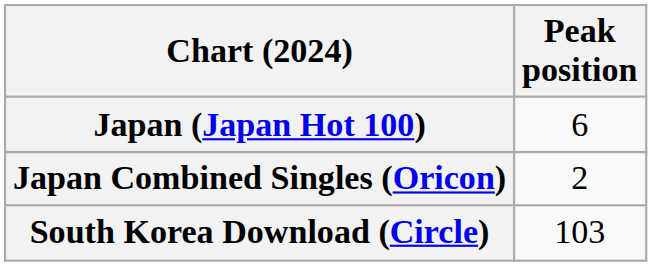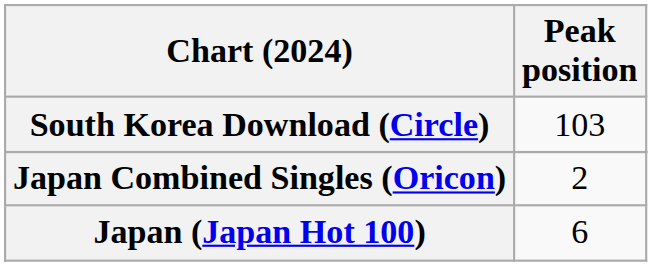rows swapped: (260, 123) <-> (260, 232)
